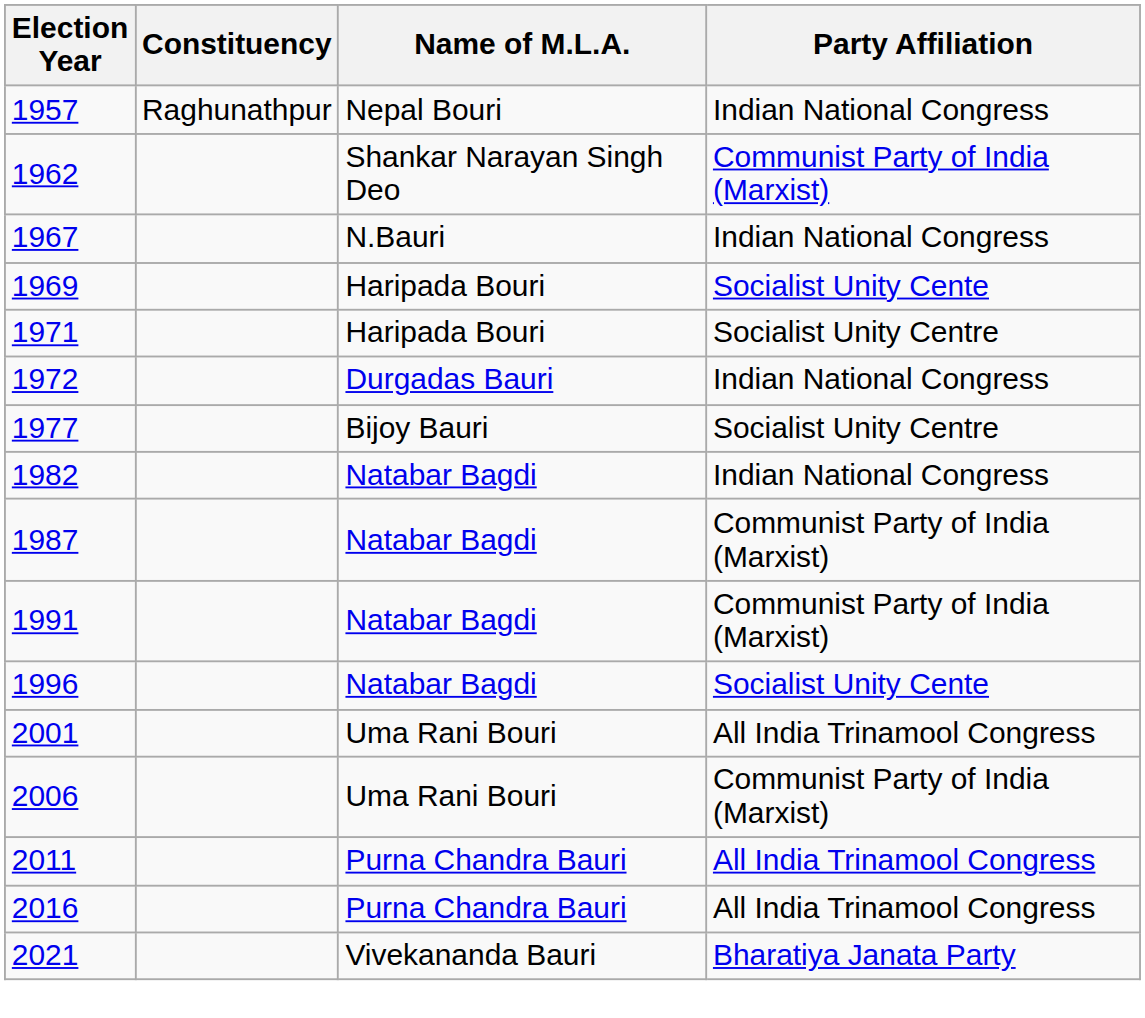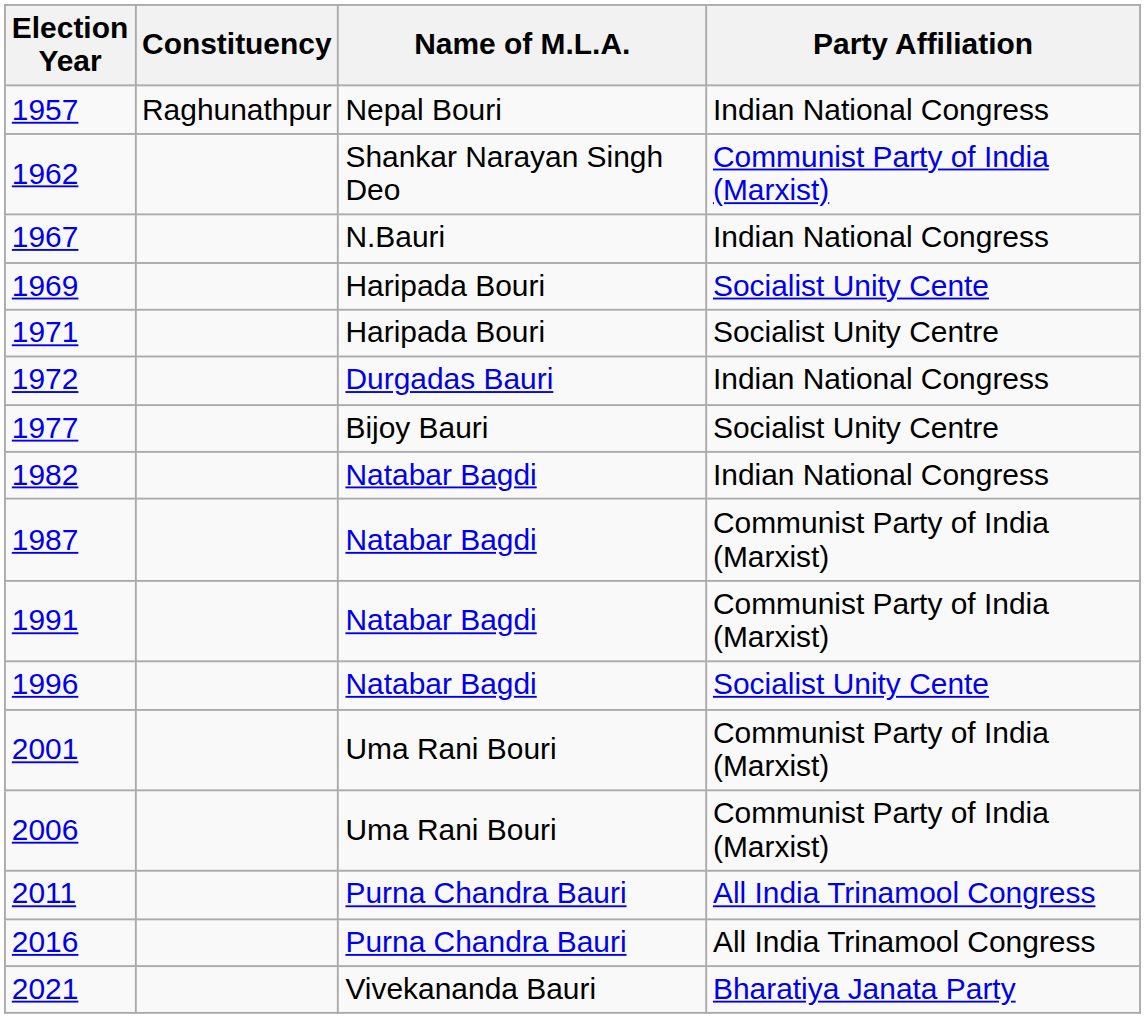(904, 732) All India Trinamool Congress -> (881, 749) Communist Party of India (Marxist)
